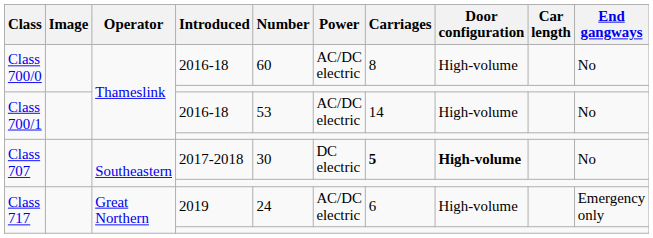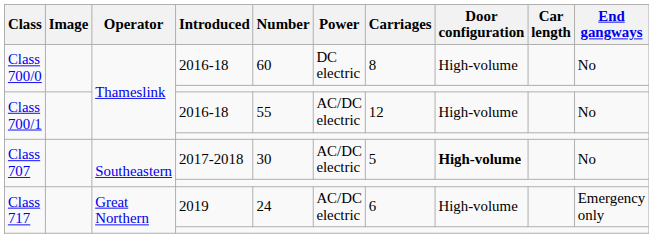(339, 65) AC/DC electric -> (338, 65) DC electric
(264, 112) 53 -> (264, 112) 55
(376, 112) 14 -> (376, 112) 12
(338, 159) DC electric -> (339, 159) AC/DC electric
(372, 159) bold -> (372, 159) normal
